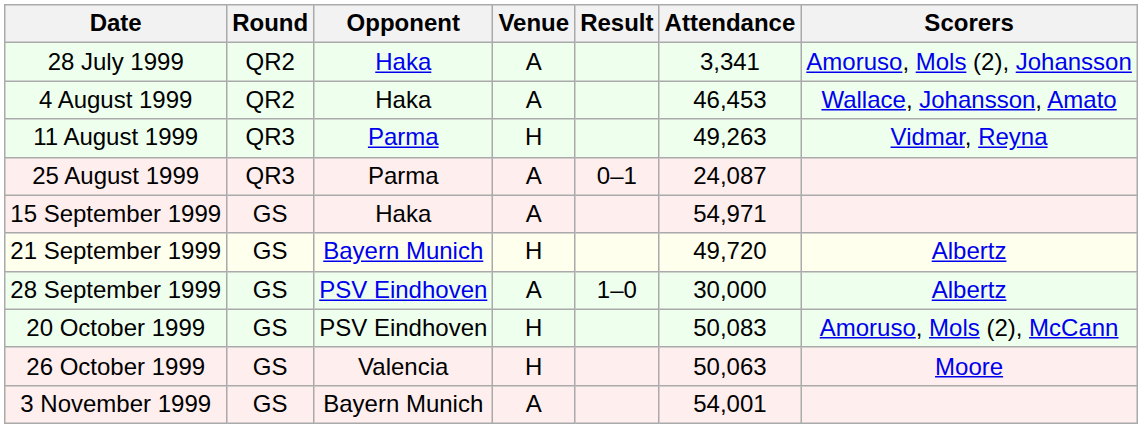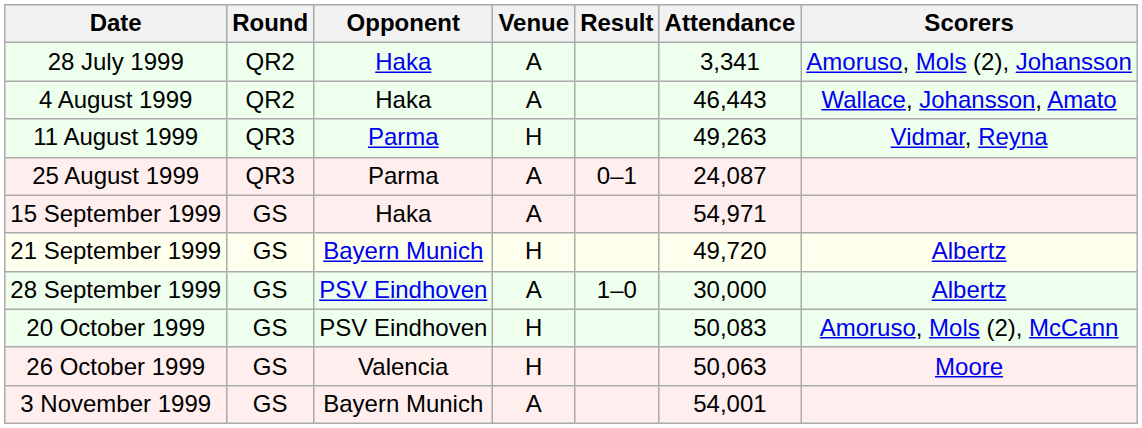(730, 99) 46,453 -> (730, 99) 46,443
